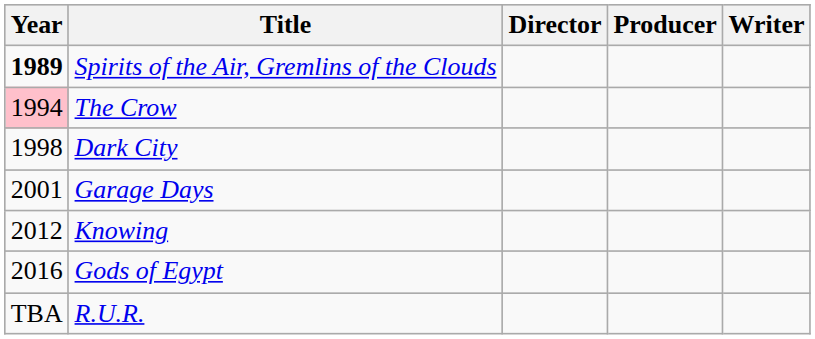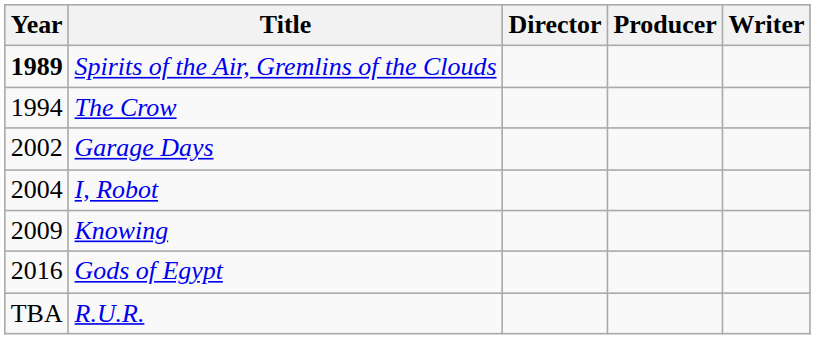(37, 107) pink background -> (37, 107) no background
- row: (126, 148)
(37, 189) 2001 -> (37, 148) 2002
+ row: (116, 189)
(37, 230) 2012 -> (37, 230) 2009
